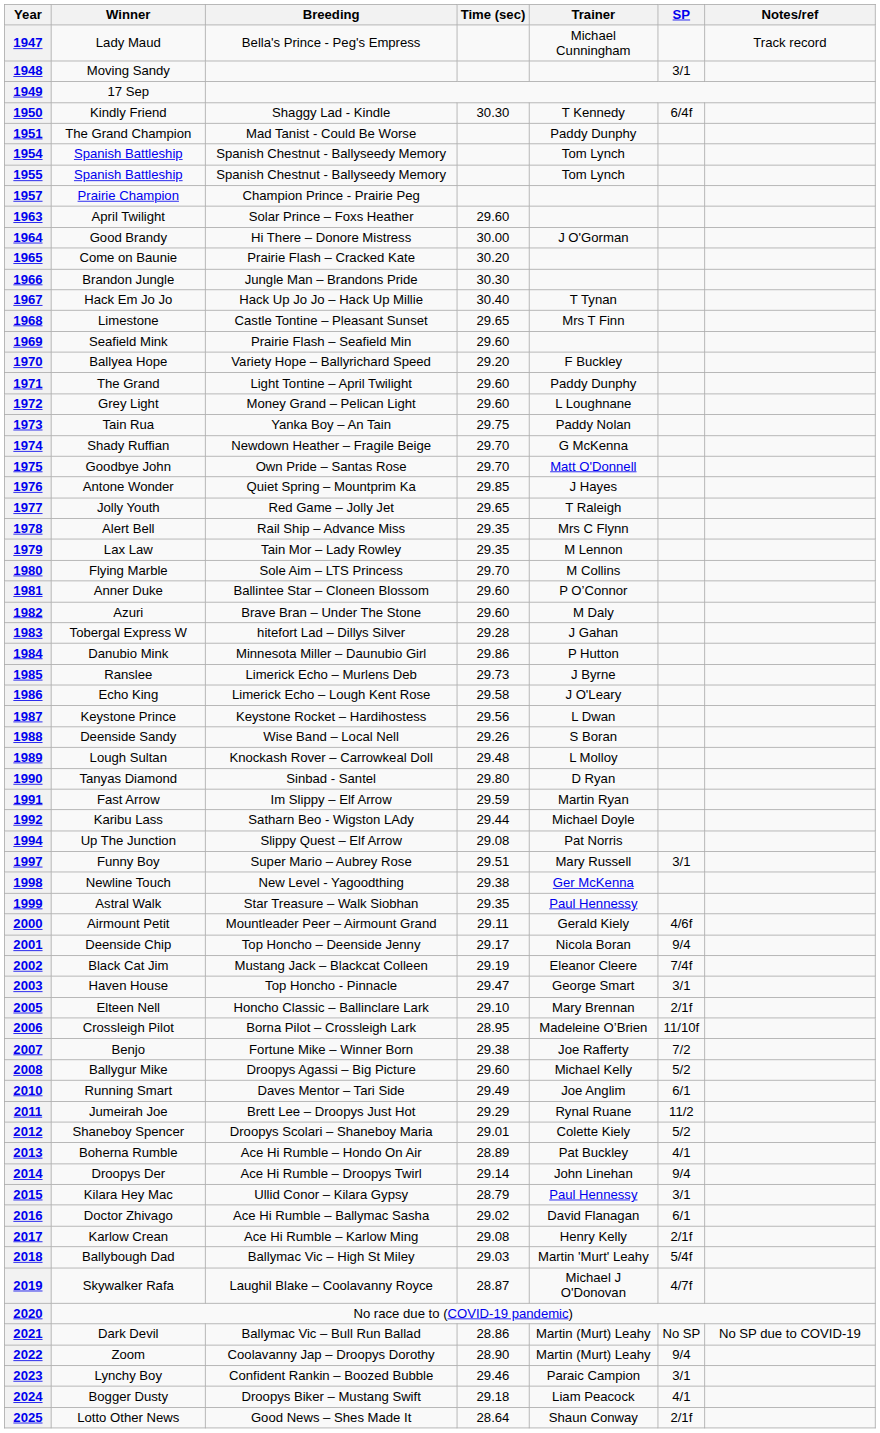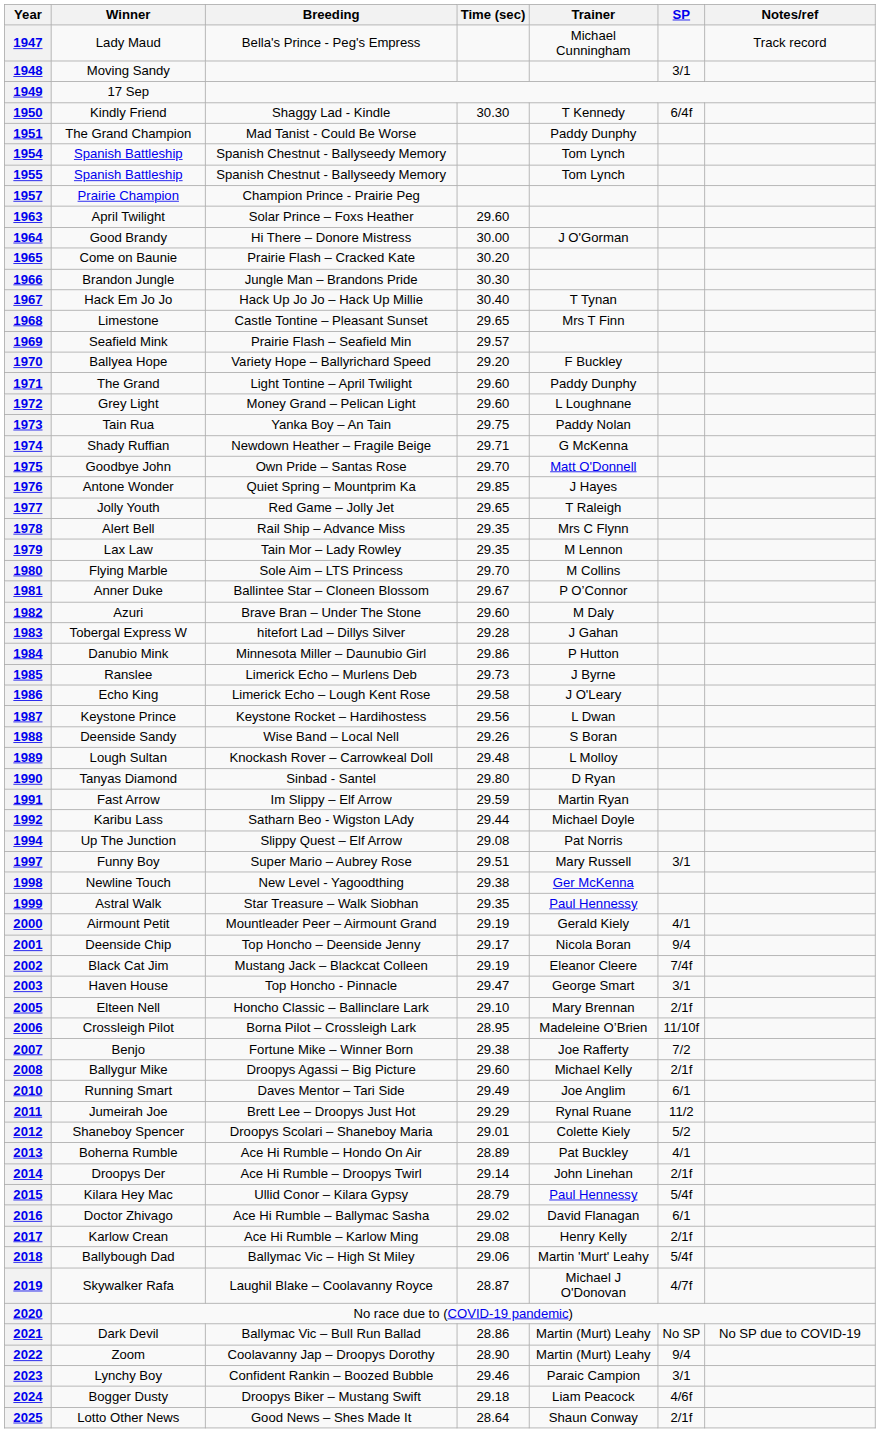(493, 341) 29.60 -> (493, 341) 29.57
(493, 445) 29.70 -> (493, 445) 29.71
(493, 591) 29.60 -> (493, 591) 29.67
(493, 924) 29.11 -> (493, 924) 29.19
(681, 924) 4/6f -> (681, 924) 4/1
(681, 1070) 5/2 -> (681, 1070) 2/1f
(681, 1174) 9/4 -> (681, 1174) 2/1f
(681, 1194) 3/1 -> (681, 1194) 5/4f
(493, 1257) 29.03 -> (493, 1257) 29.06
(681, 1396) 4/1 -> (681, 1396) 4/6f
